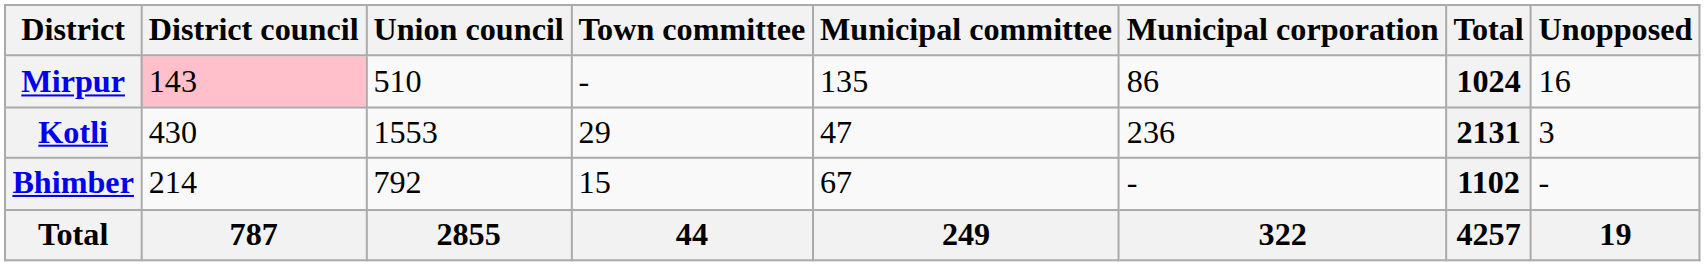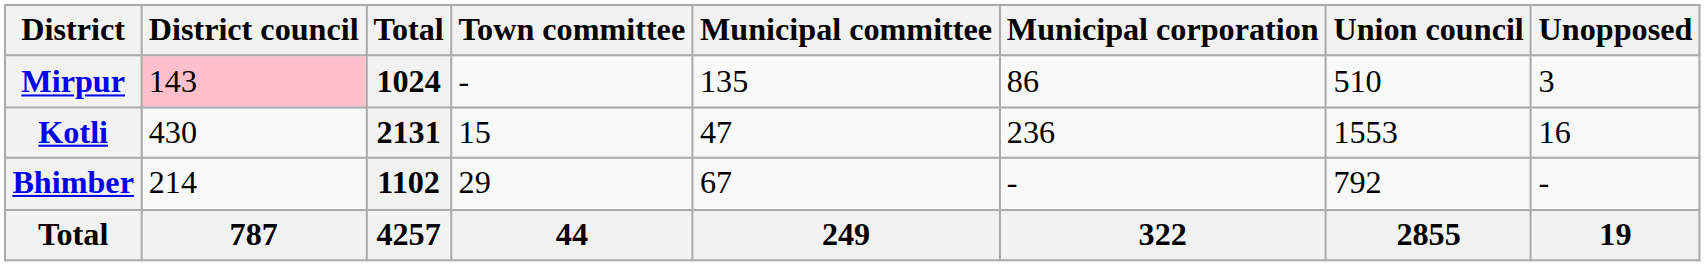columns swapped: (469, 30) <-> (1489, 30)
(1555, 81) 16 -> (1547, 81) 3
(595, 132) 29 -> (475, 132) 15
(1547, 132) 3 -> (1555, 132) 16
(595, 183) 15 -> (475, 183) 29
